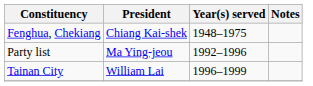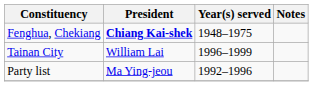(146, 33) normal -> (149, 33) bold
rows swapped: (29, 52) <-> (35, 71)
